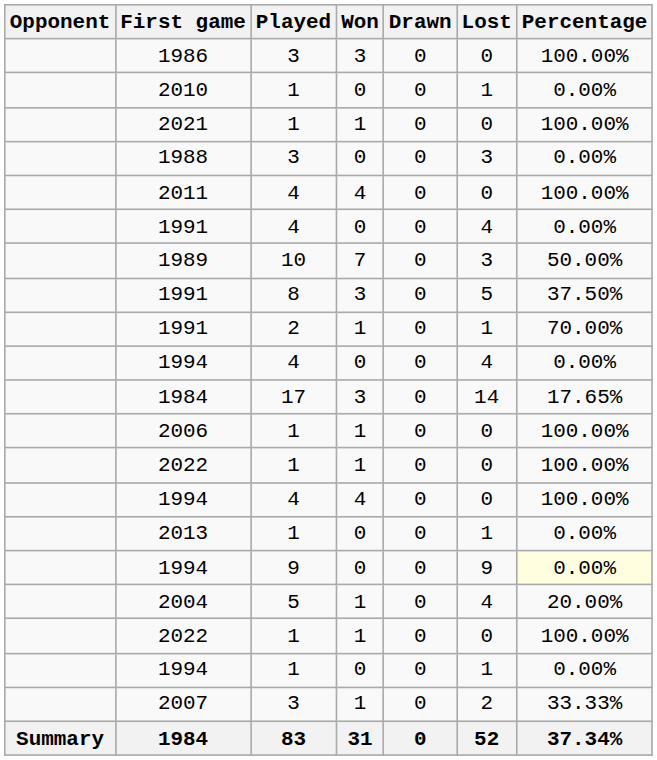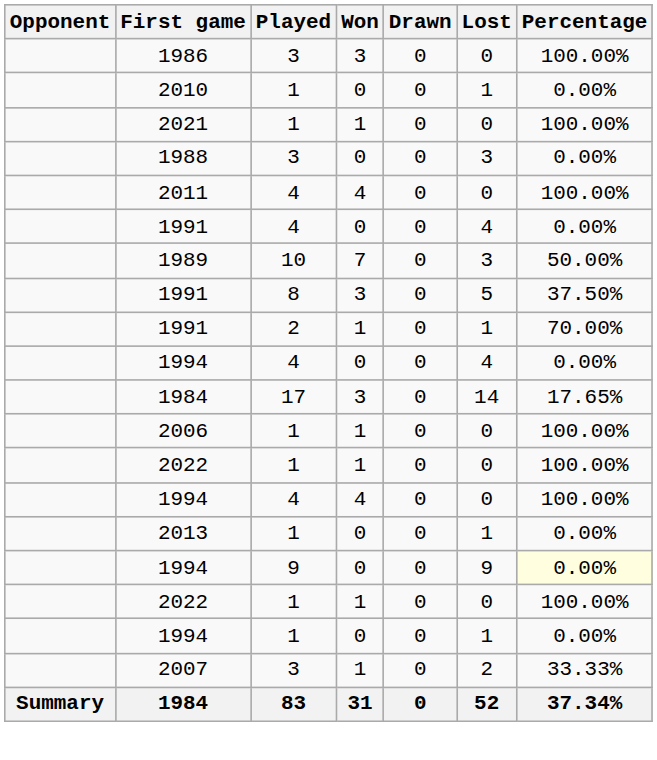- row: (183, 602)
